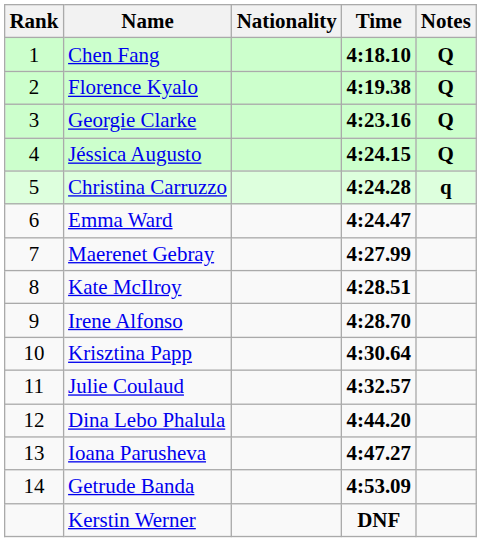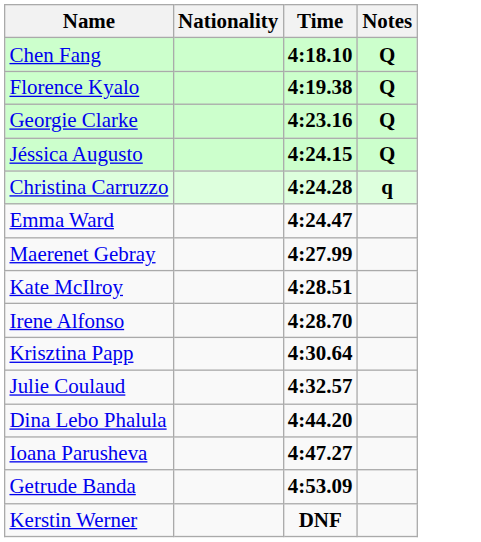- column: (34, 21)
